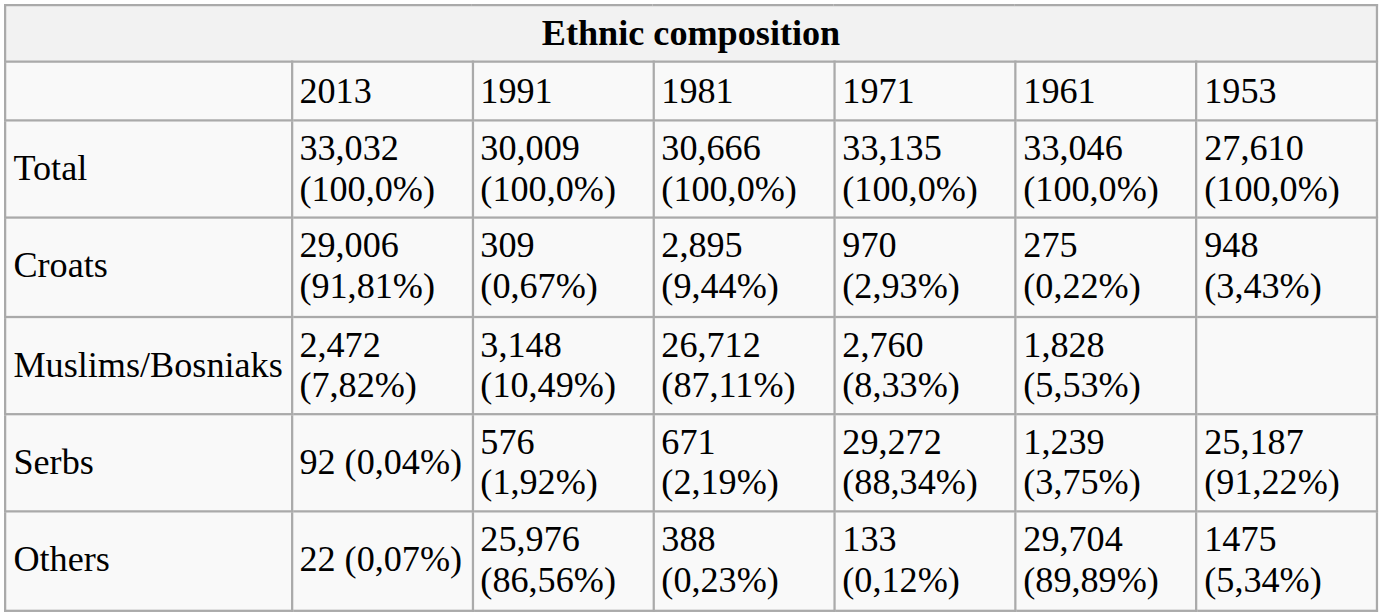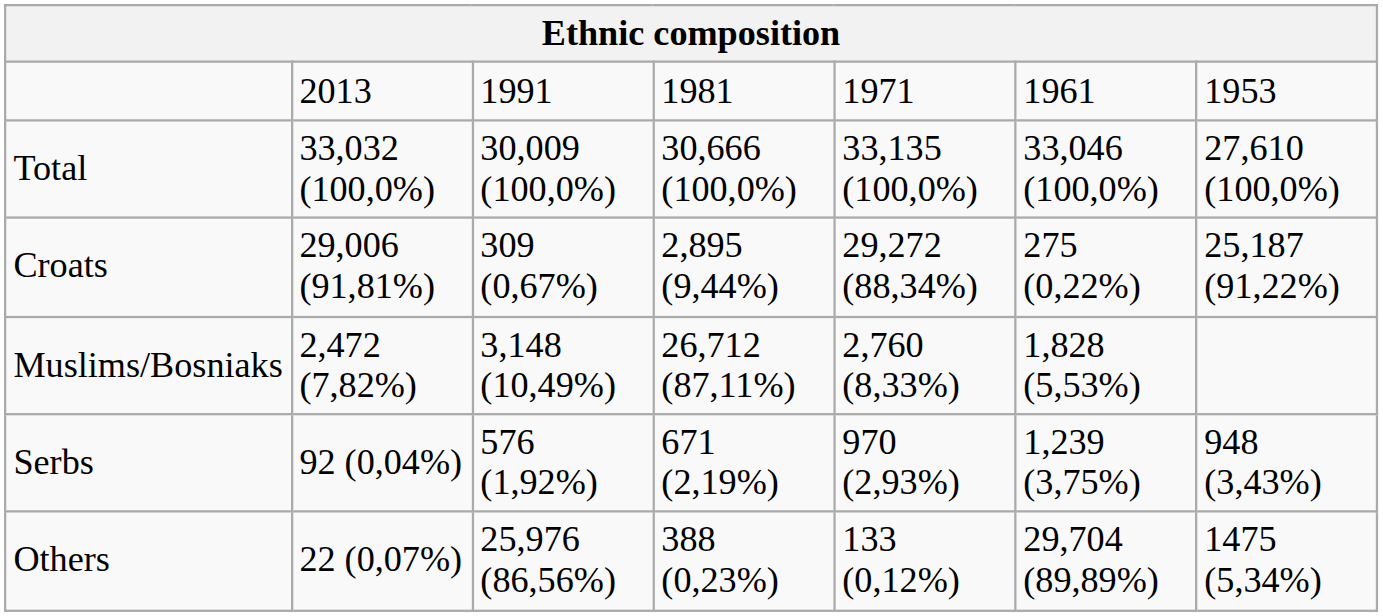(901, 266) 970 (2,93%) -> (910, 266) 29,272 (88,34%)
(1263, 266) 948 (3,43%) -> (1272, 266) 25,187 (91,22%)
(910, 462) 29,272 (88,34%) -> (901, 462) 970 (2,93%)
(1272, 462) 25,187 (91,22%) -> (1263, 462) 948 (3,43%)
